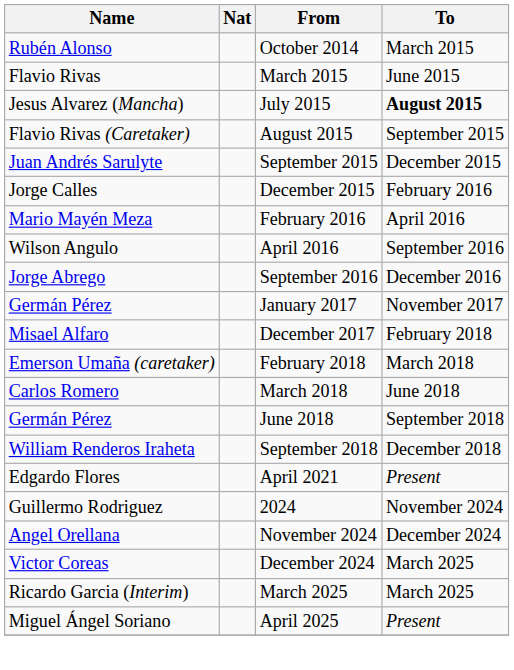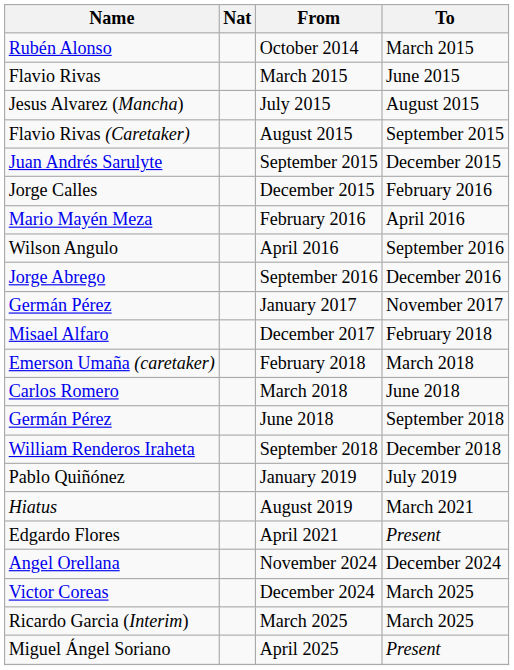(434, 104) bold -> (432, 104) normal
+ row: (308, 477)
+ row: (306, 506)
- row: (278, 506)
